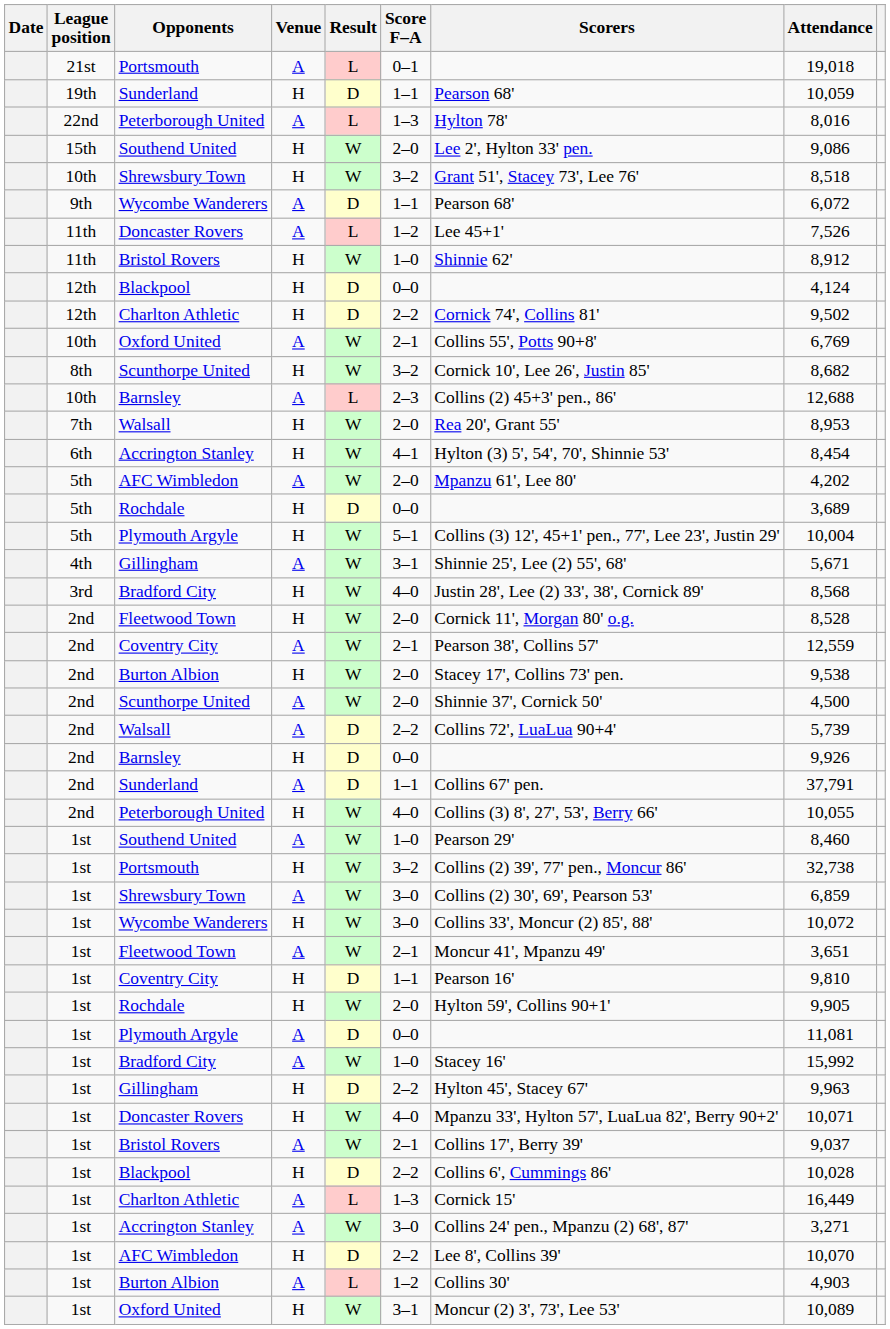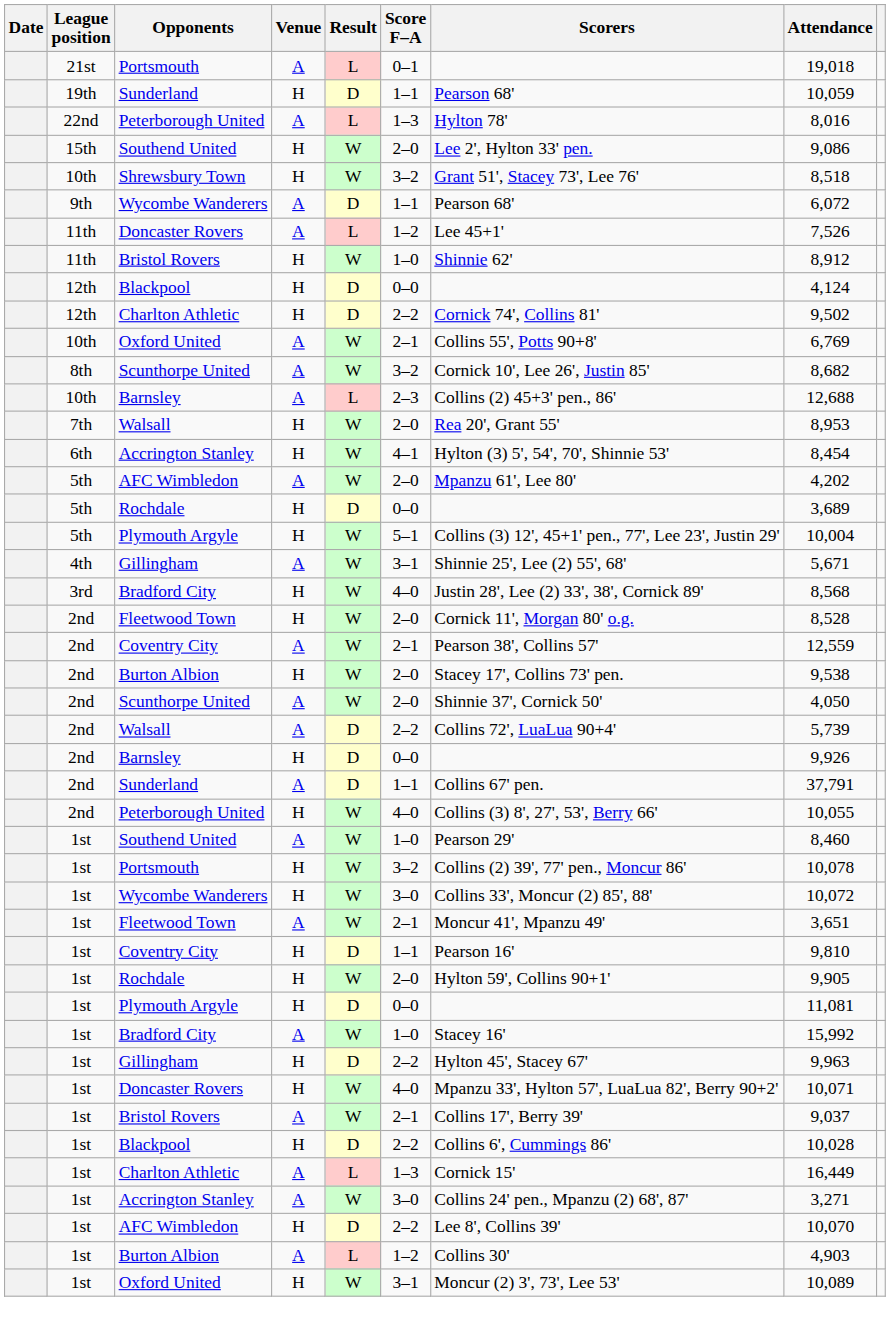(298, 369) H -> (298, 369) A
(830, 701) 4,500 -> (830, 701) 4,050
(830, 867) 32,738 -> (830, 867) 10,078
- row: (81, 895)
(298, 1033) A -> (298, 1006) H
